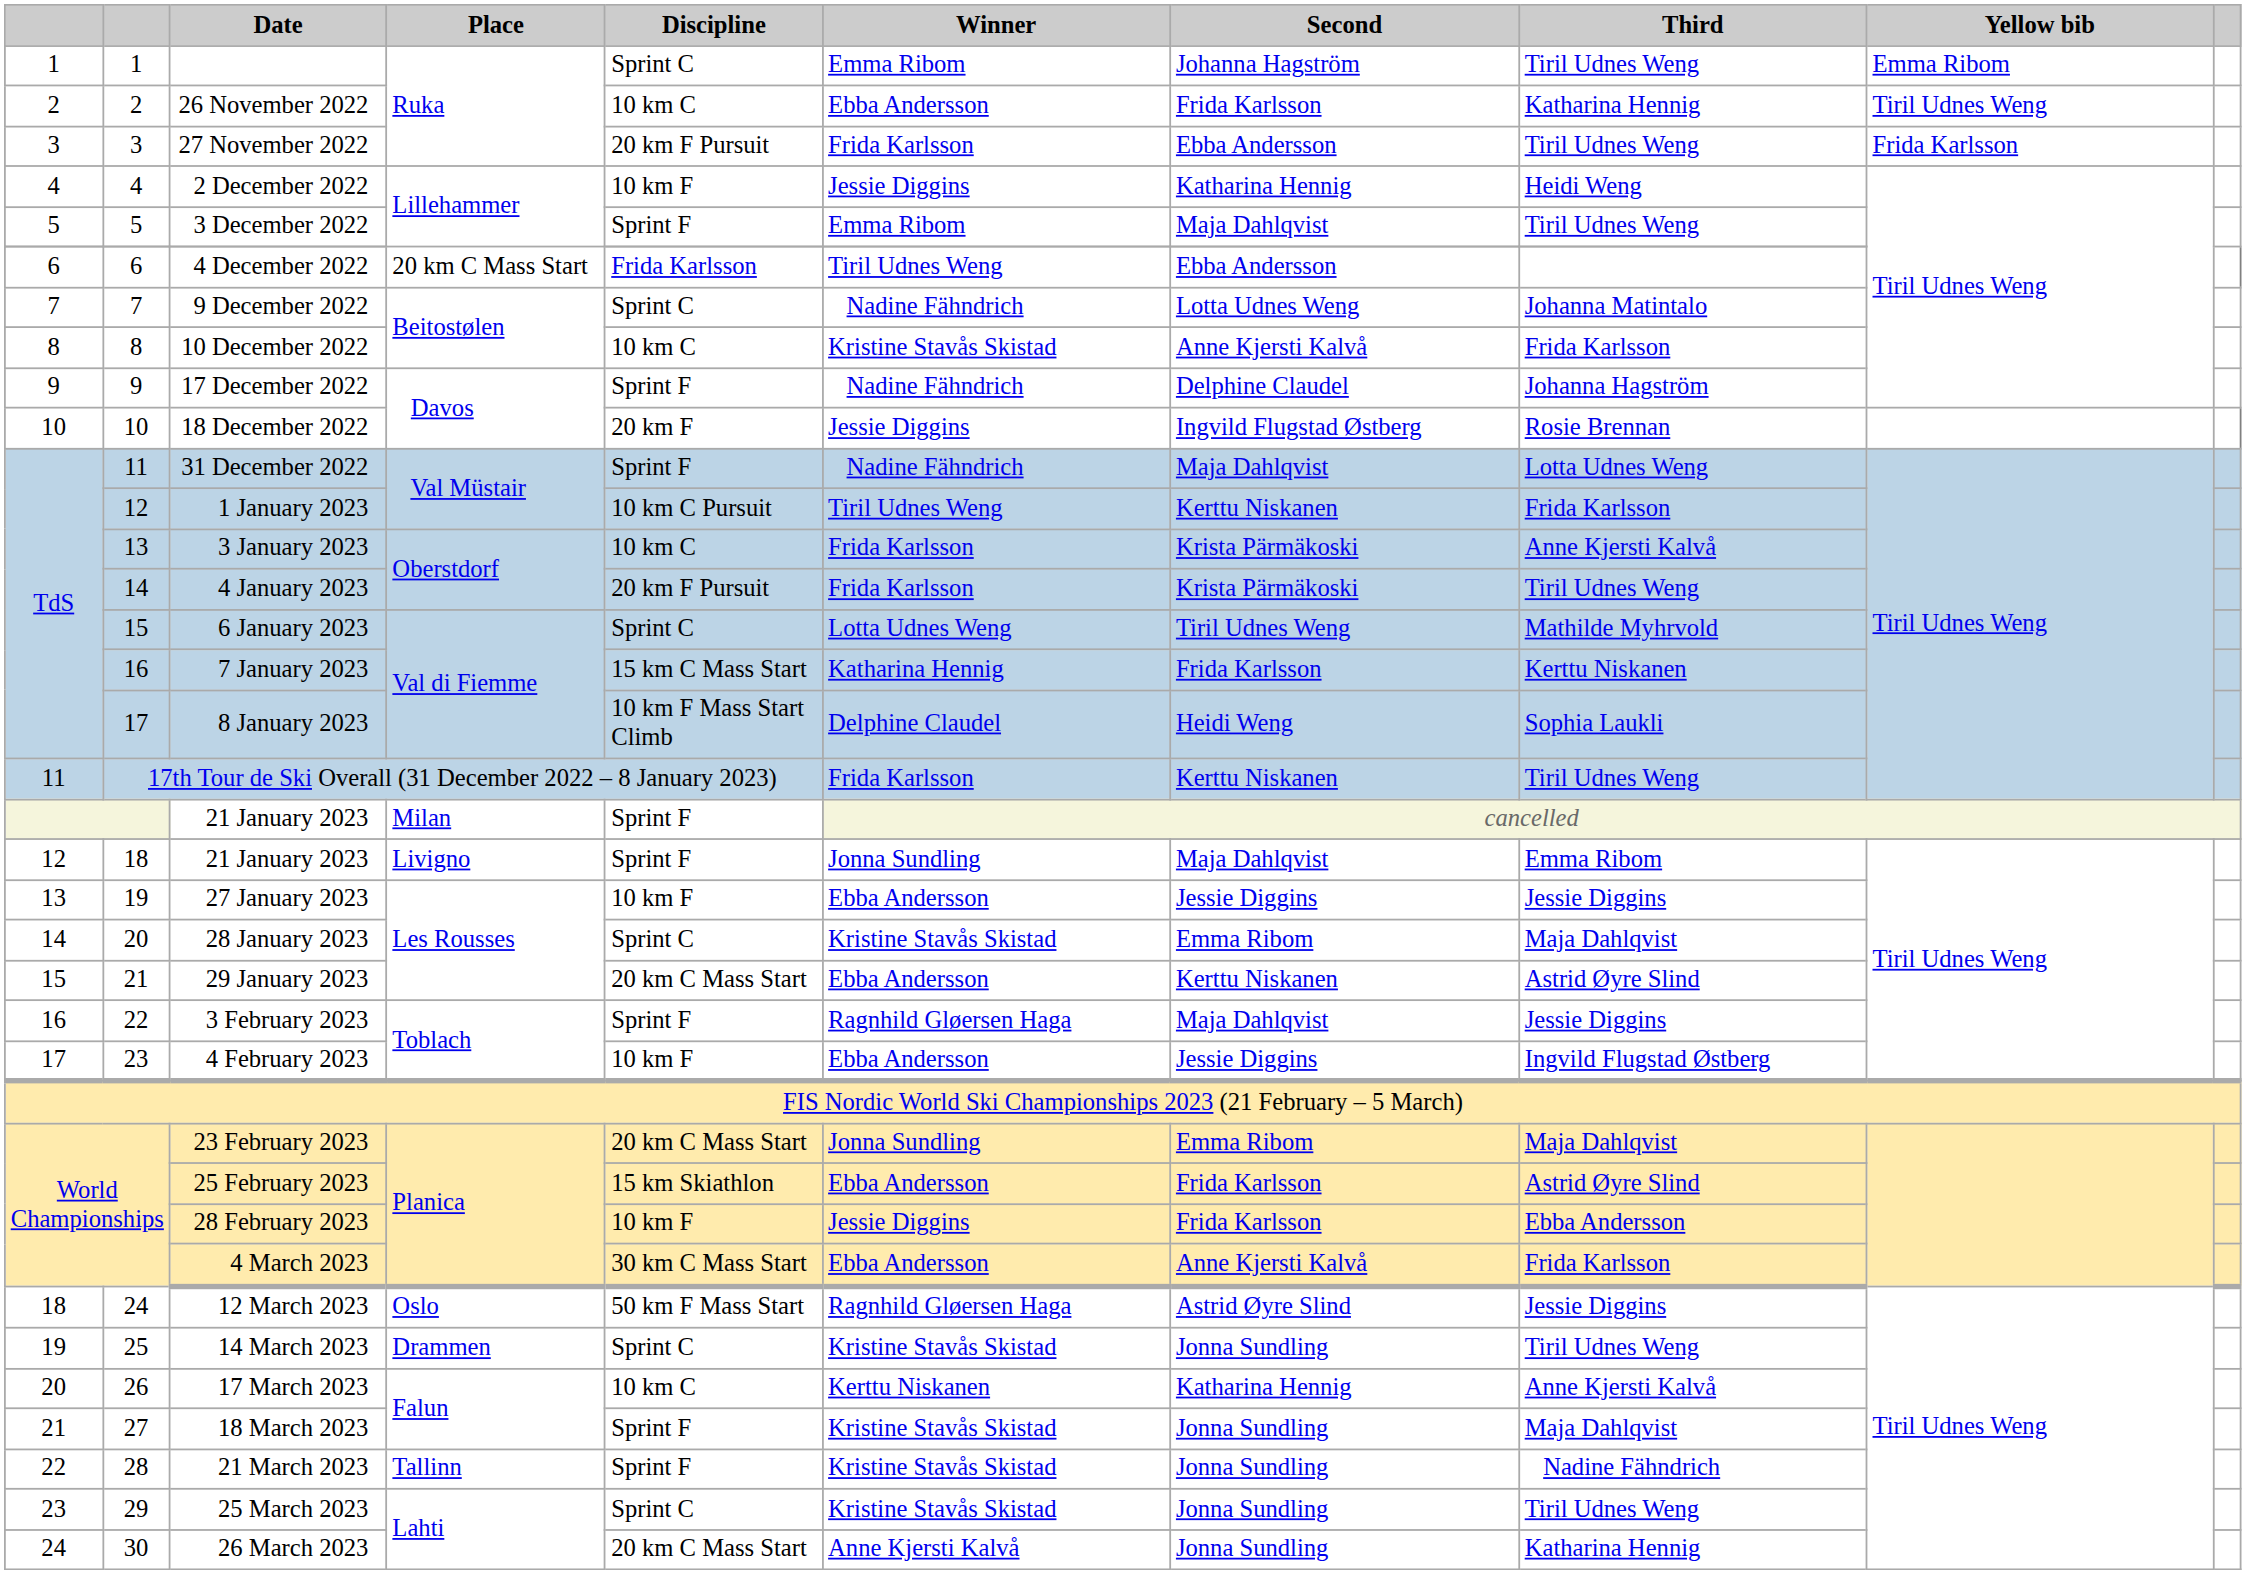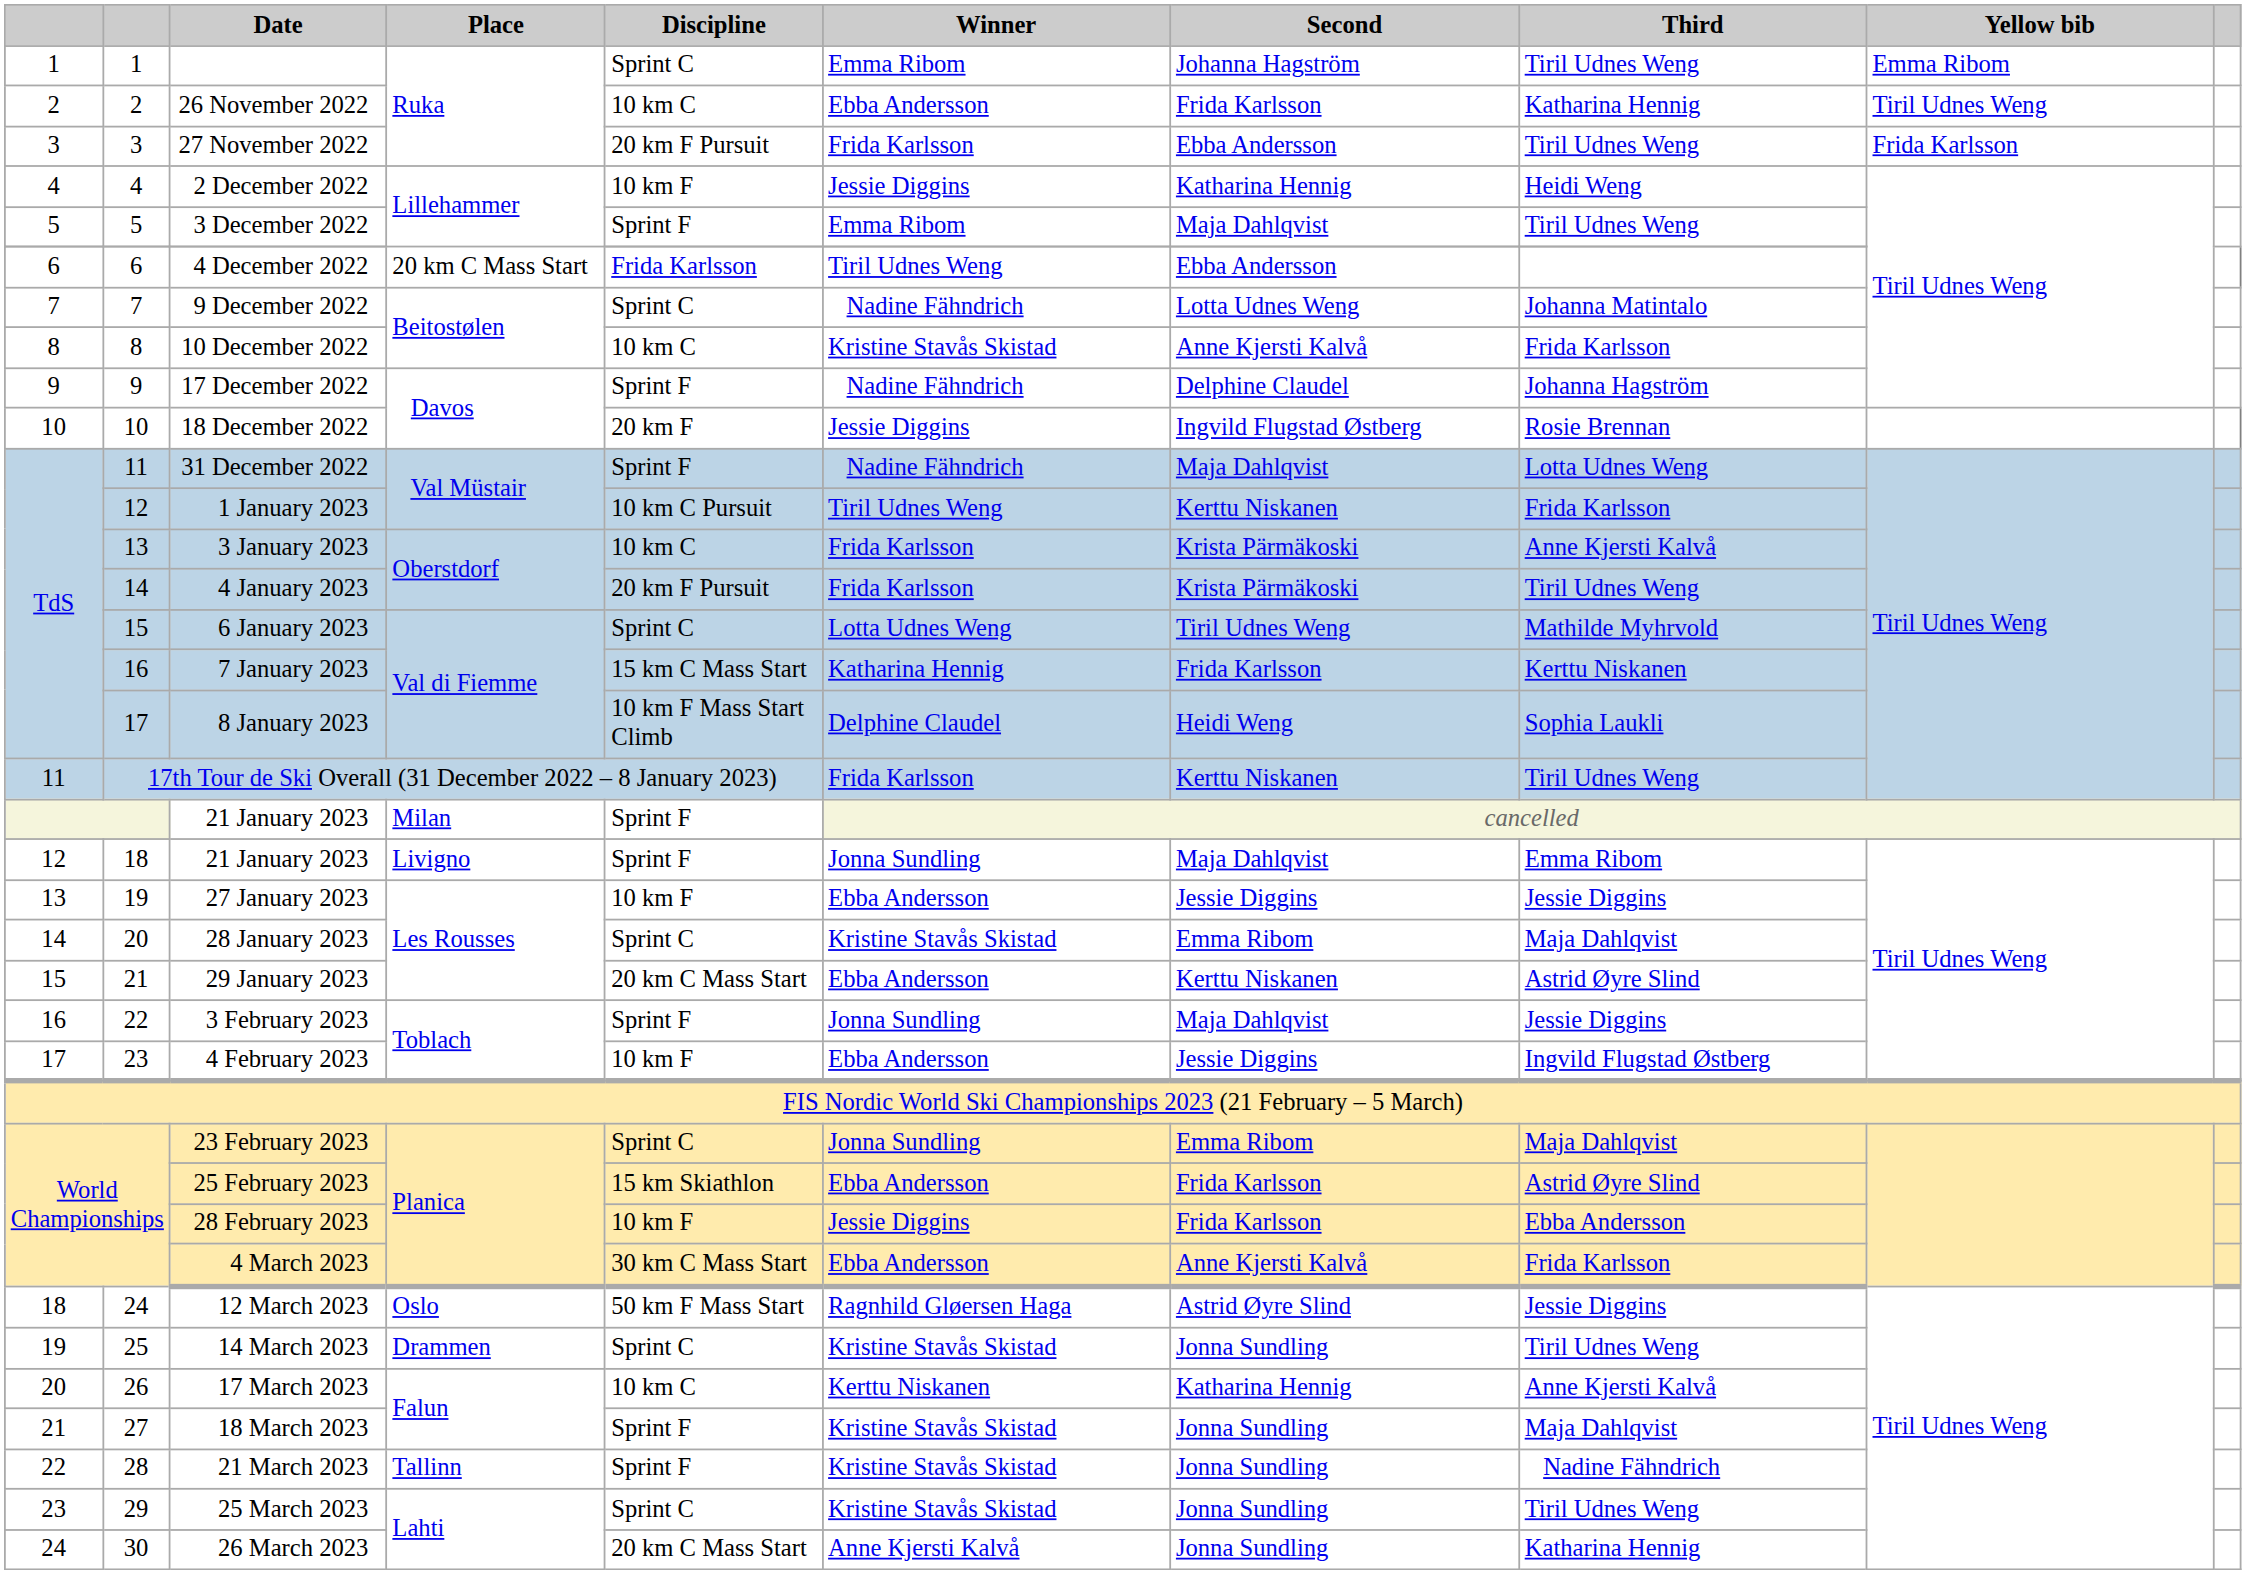(950, 1019) Ragnhild Gløersen Haga -> (904, 1019) Jonna Sundling
(709, 1142) 20 km C Mass Start -> (653, 1142) Sprint C
